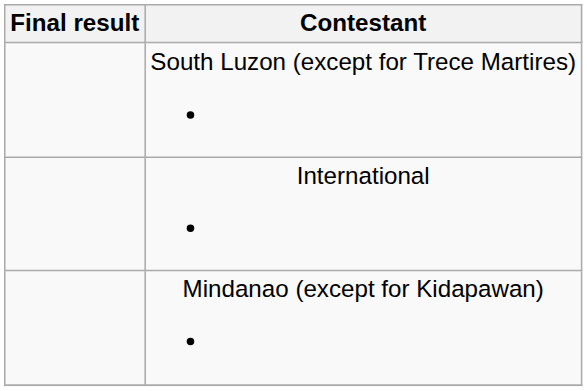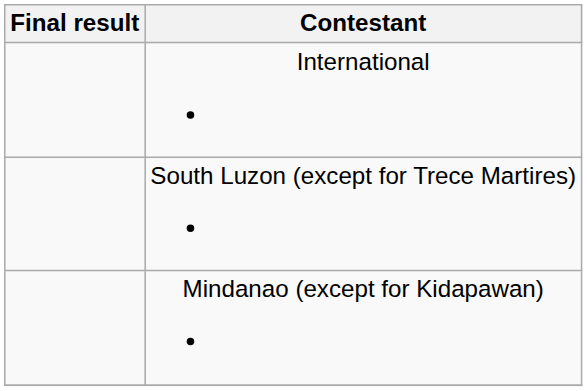rows swapped: (363, 202) <-> (363, 88)
